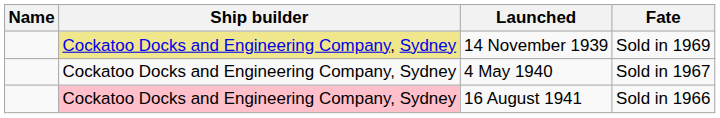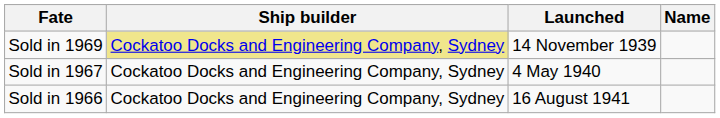columns swapped: (32, 17) <-> (663, 17)
(259, 98) pink background -> (307, 98) no background
